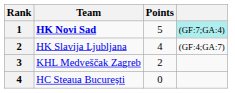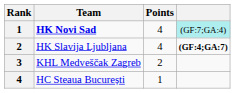(160, 29) 5 -> (160, 29) 4
(202, 47) normal -> (203, 46) bold
(160, 79) 0 -> (160, 79) 1
